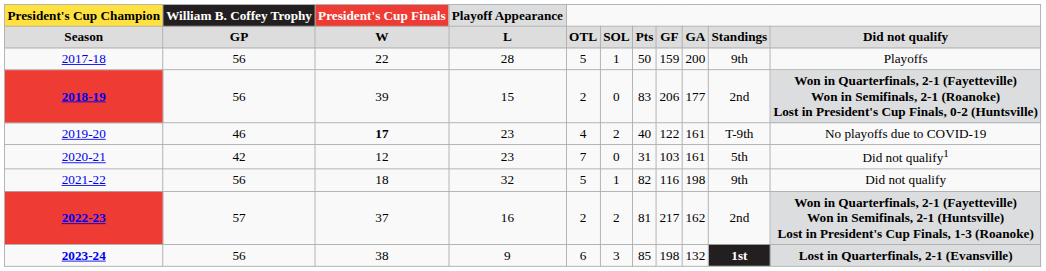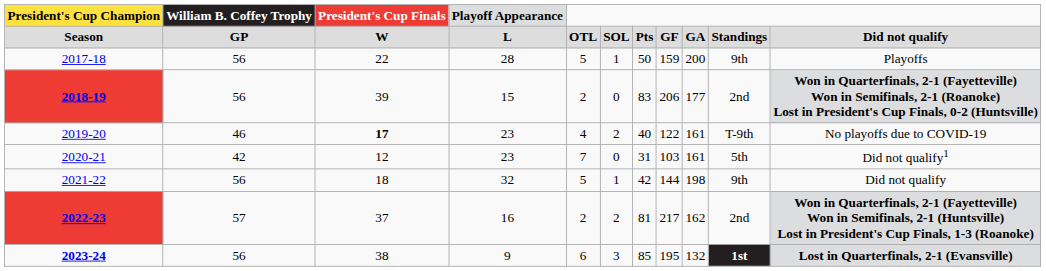(645, 180) 82 -> (645, 180) 42
(669, 180) 116 -> (669, 180) 144
(669, 255) 198 -> (669, 255) 195
